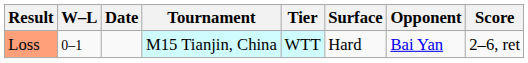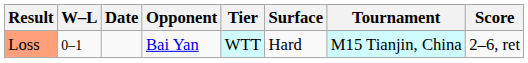columns swapped: (211, 17) <-> (426, 17)
